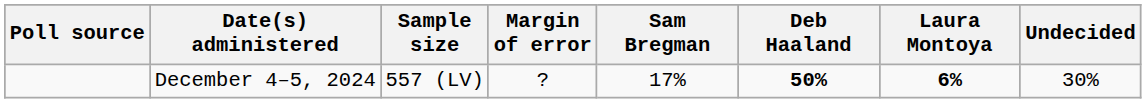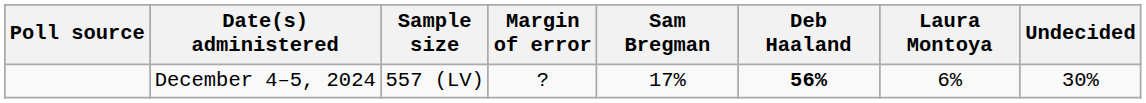(809, 81) 50% -> (809, 81) 56%
(950, 81) bold -> (950, 81) normal
